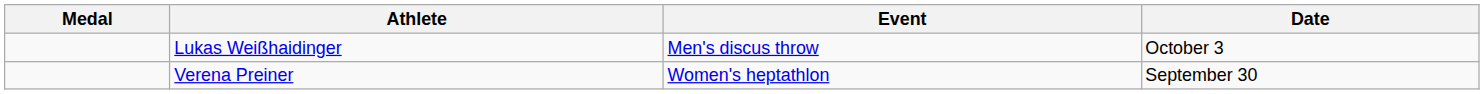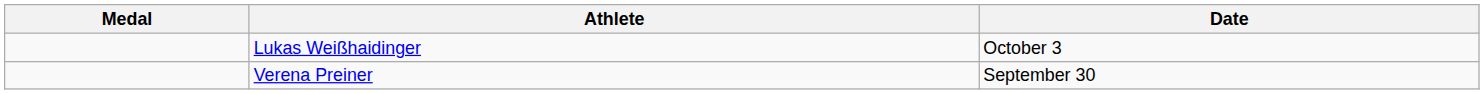- column: (902, 19)
